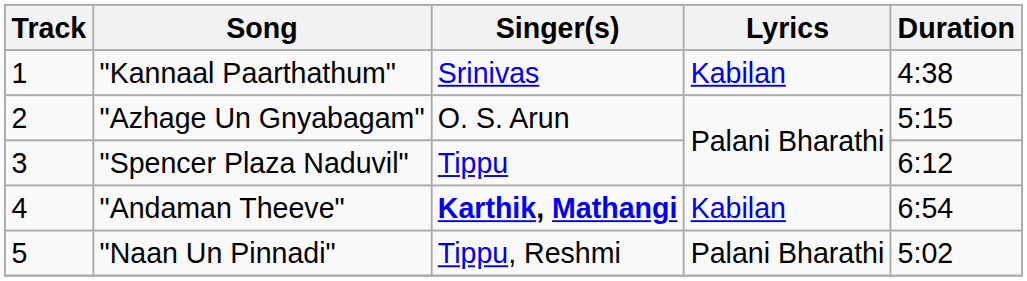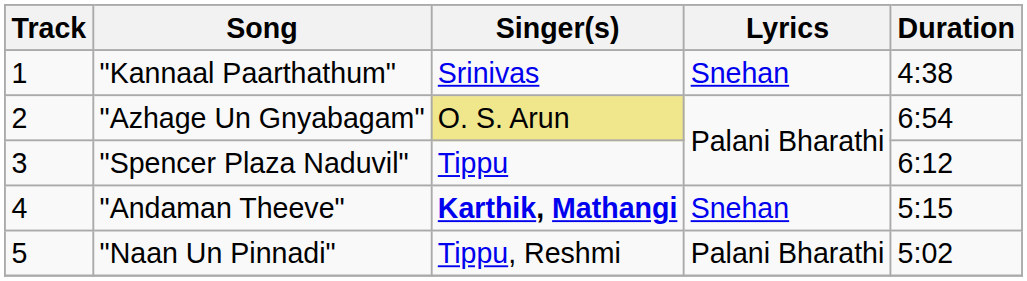(738, 73) Kabilan -> (740, 73) Snehan
(504, 118) no background -> (504, 118) khaki background
(925, 118) 5:15 -> (925, 118) 6:54
(738, 209) Kabilan -> (740, 209) Snehan
(925, 209) 6:54 -> (925, 209) 5:15
